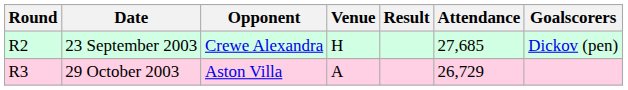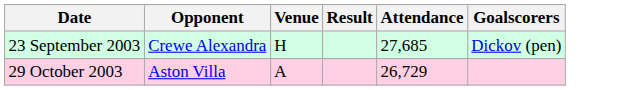- column: (33, 17)
